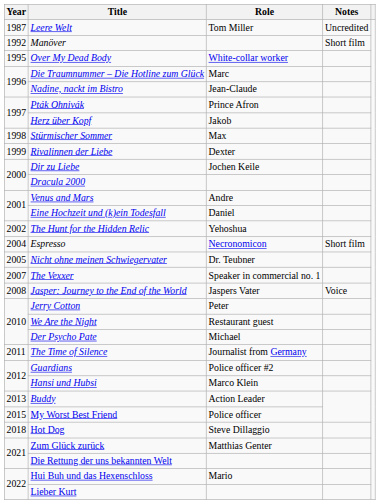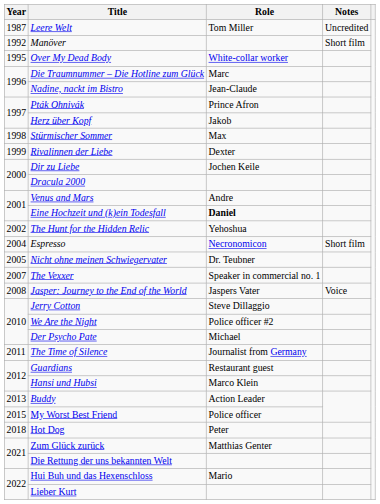(222, 213) normal -> (222, 213) bold
(219, 306) Peter -> (239, 306) Steve Dillaggio
(241, 321) Restaurant guest -> (241, 321) Police officer #2
(241, 368) Police officer #2 -> (241, 368) Restaurant guest
(239, 430) Steve Dillaggio -> (219, 430) Peter
